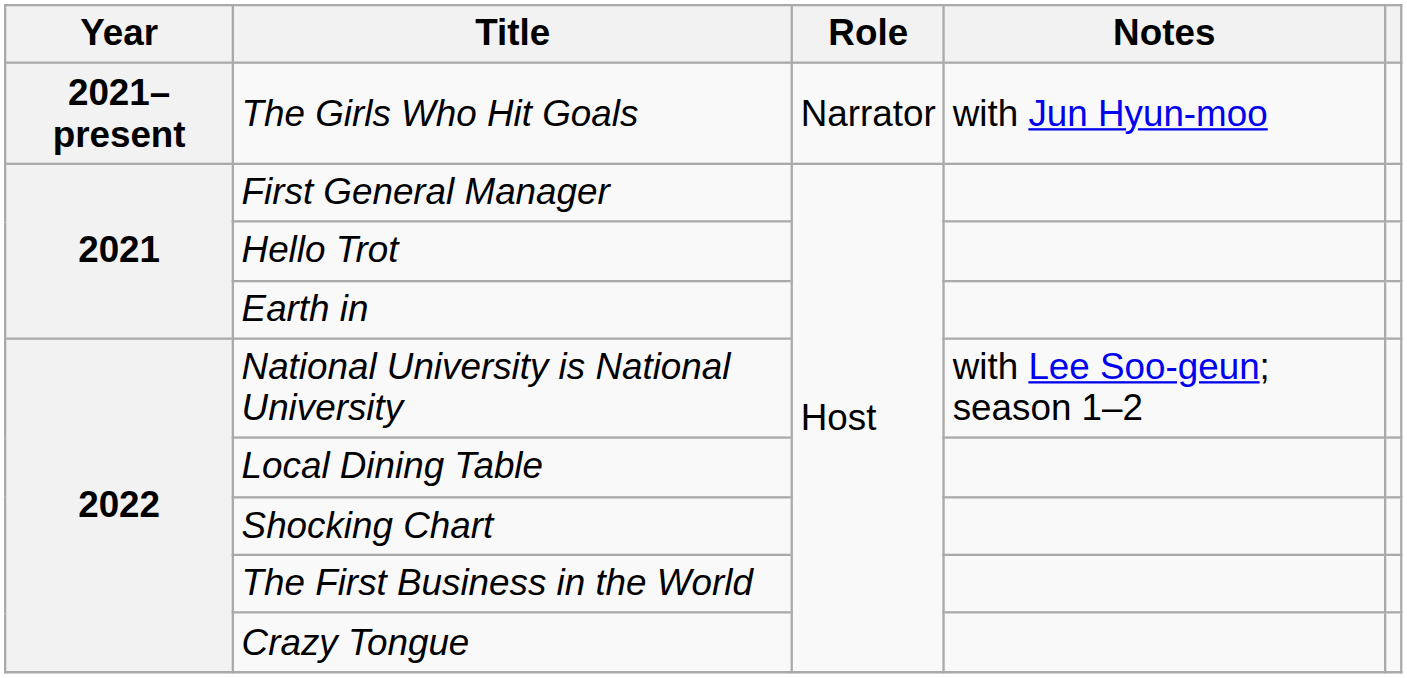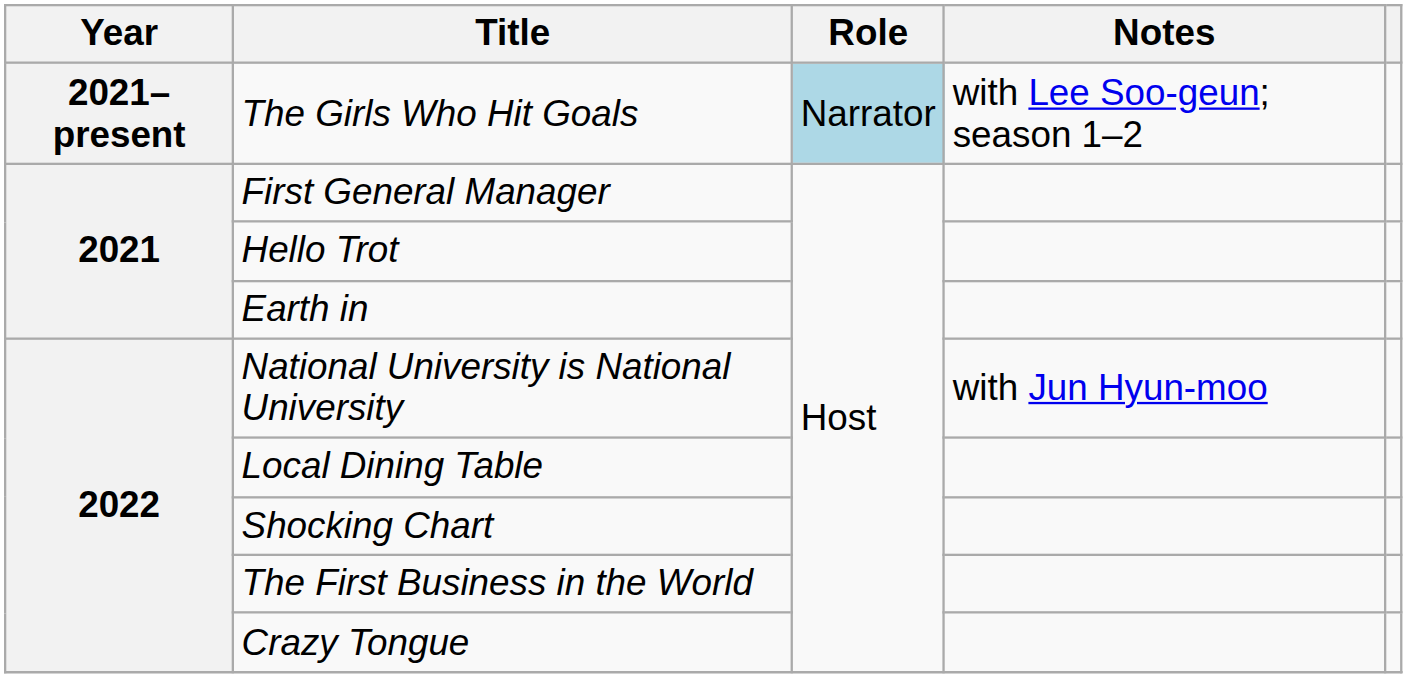(868, 112) no background -> (868, 112) lightblue background
(1110, 112) with Jun Hyun-moo -> (1111, 112) with Lee Soo-geun; season 1–2
(1111, 387) with Lee Soo-geun; season 1–2 -> (1110, 387) with Jun Hyun-moo
